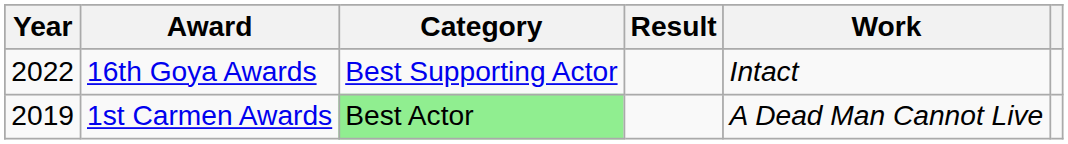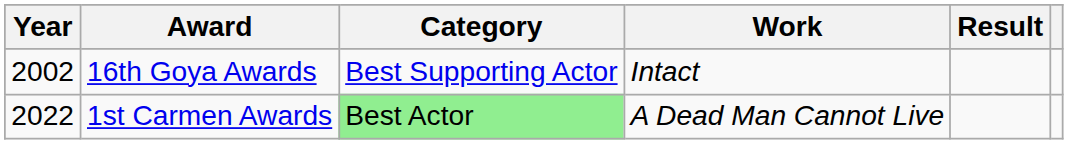columns swapped: (886, 26) <-> (674, 26)
(43, 71) 2022 -> (43, 71) 2002
(43, 116) 2019 -> (43, 116) 2022
